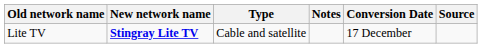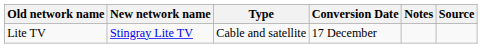columns swapped: (390, 14) <-> (326, 14)
(154, 33) bold -> (151, 33) normal
